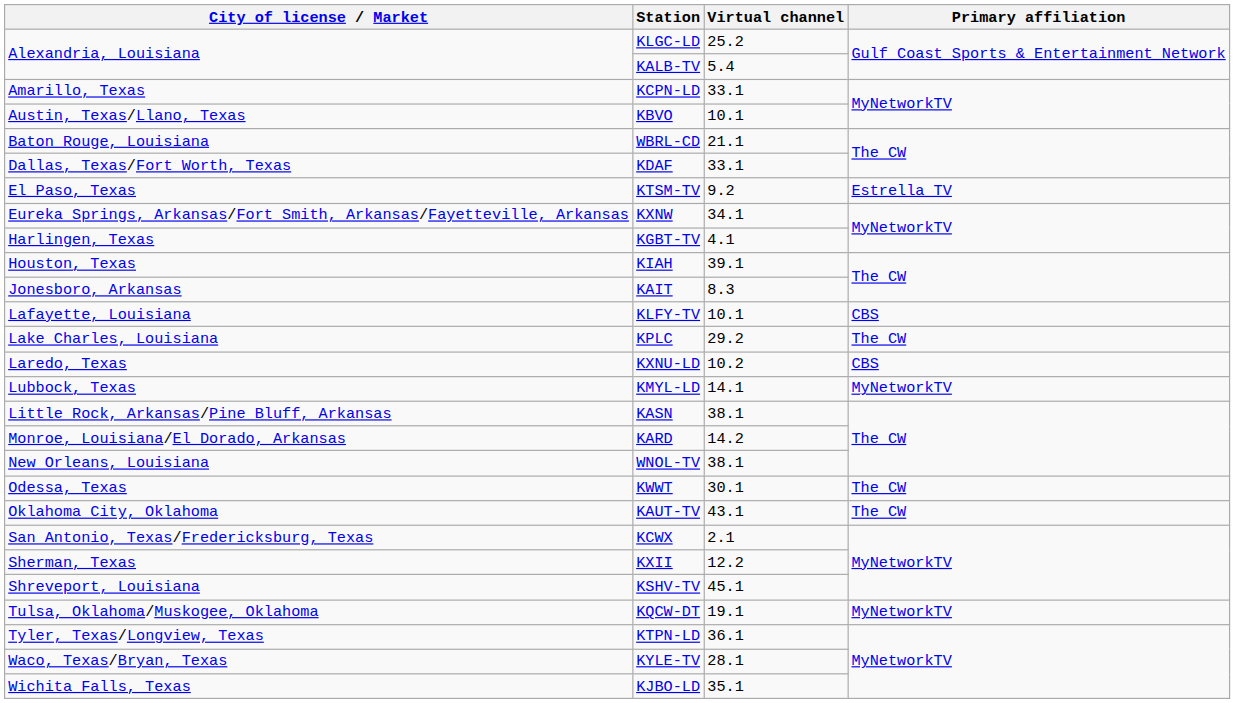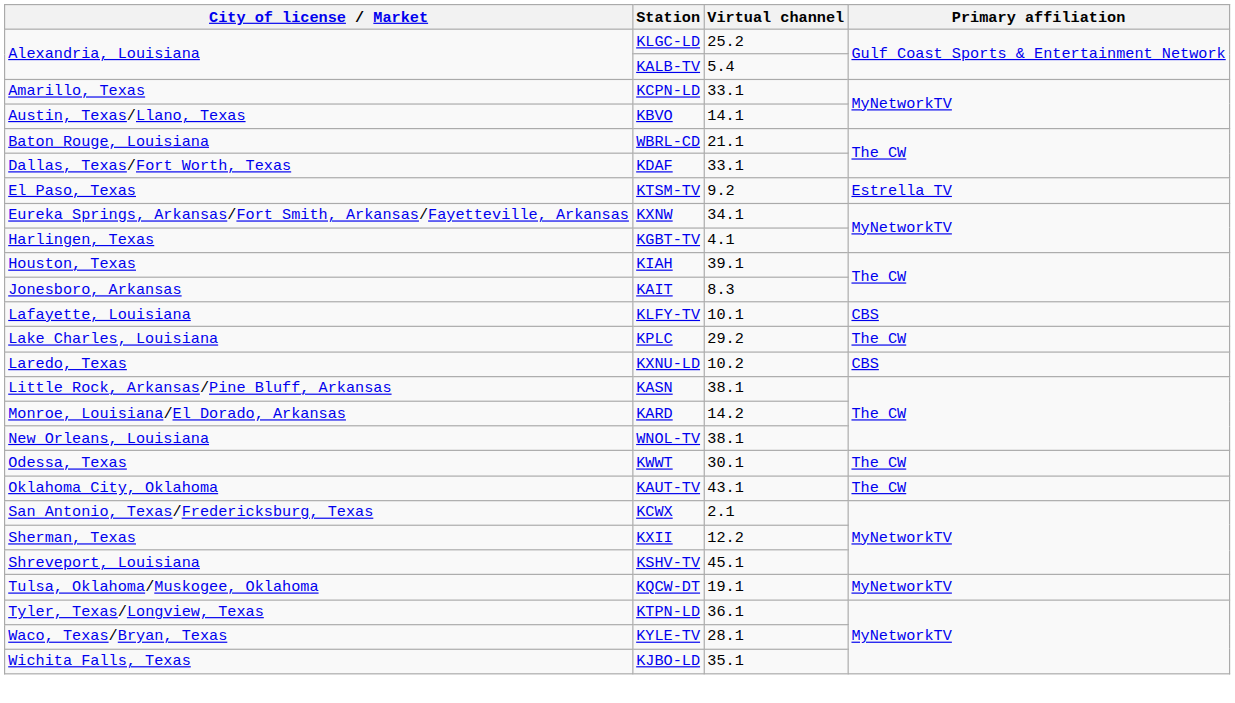(726, 116) 10.1 -> (726, 116) 14.1
- row: (668, 389)
